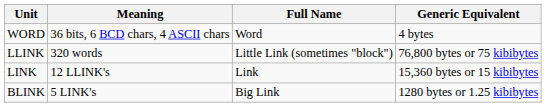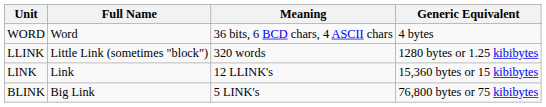columns swapped: (314, 14) <-> (140, 14)
(468, 53) 76,800 bytes or 75 kibibytes -> (468, 53) 1280 bytes or 1.25 kibibytes
(468, 92) 1280 bytes or 1.25 kibibytes -> (468, 92) 76,800 bytes or 75 kibibytes
